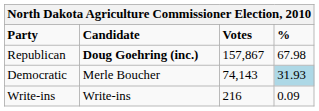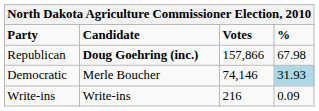(243, 55) 157,867 -> (243, 55) 157,866
(240, 75) 74,143 -> (240, 75) 74,146
